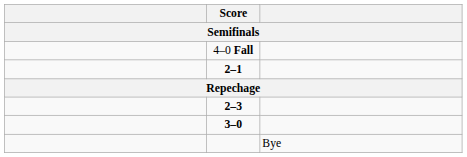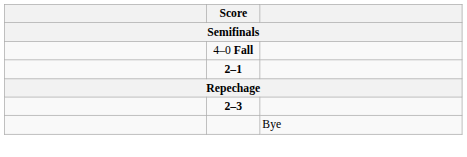- row: (233, 124)
